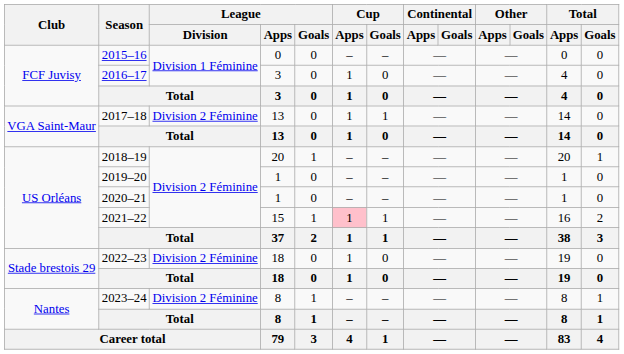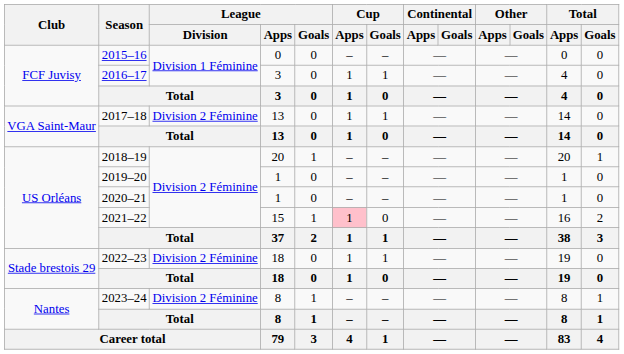(385, 75) 0 -> (385, 75) 1
(385, 217) 1 -> (385, 217) 0
(385, 258) 0 -> (385, 258) 1
